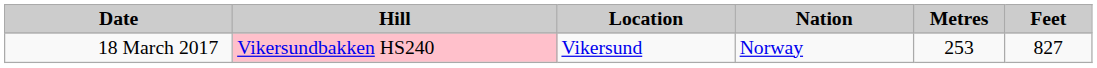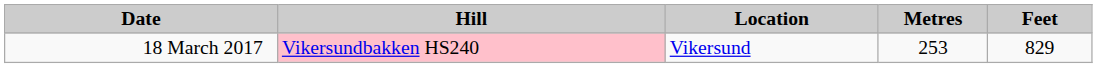- column: (824, 18)
(1048, 47) 827 -> (1040, 47) 829
